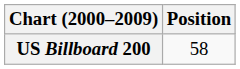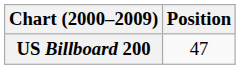(199, 49) 58 -> (199, 49) 47
